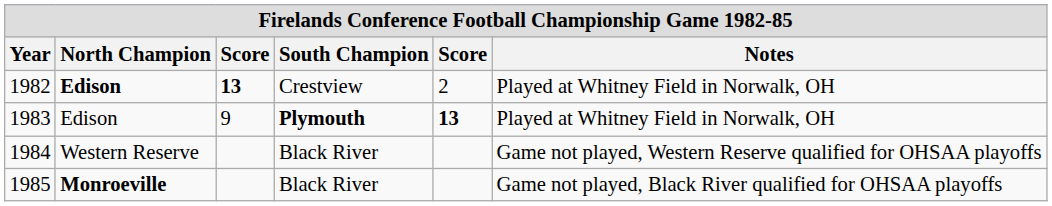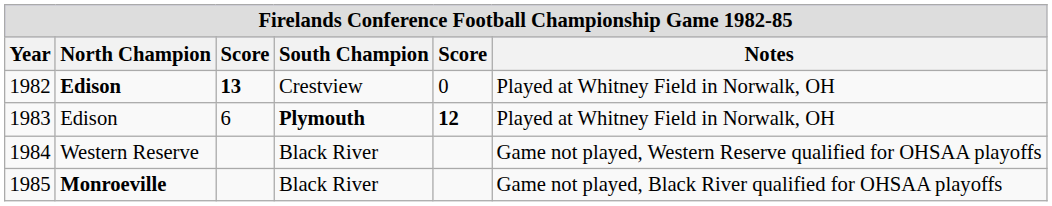(443, 86) 2 -> (443, 86) 0
(226, 119) 9 -> (226, 119) 6
(448, 119) 13 -> (448, 119) 12
